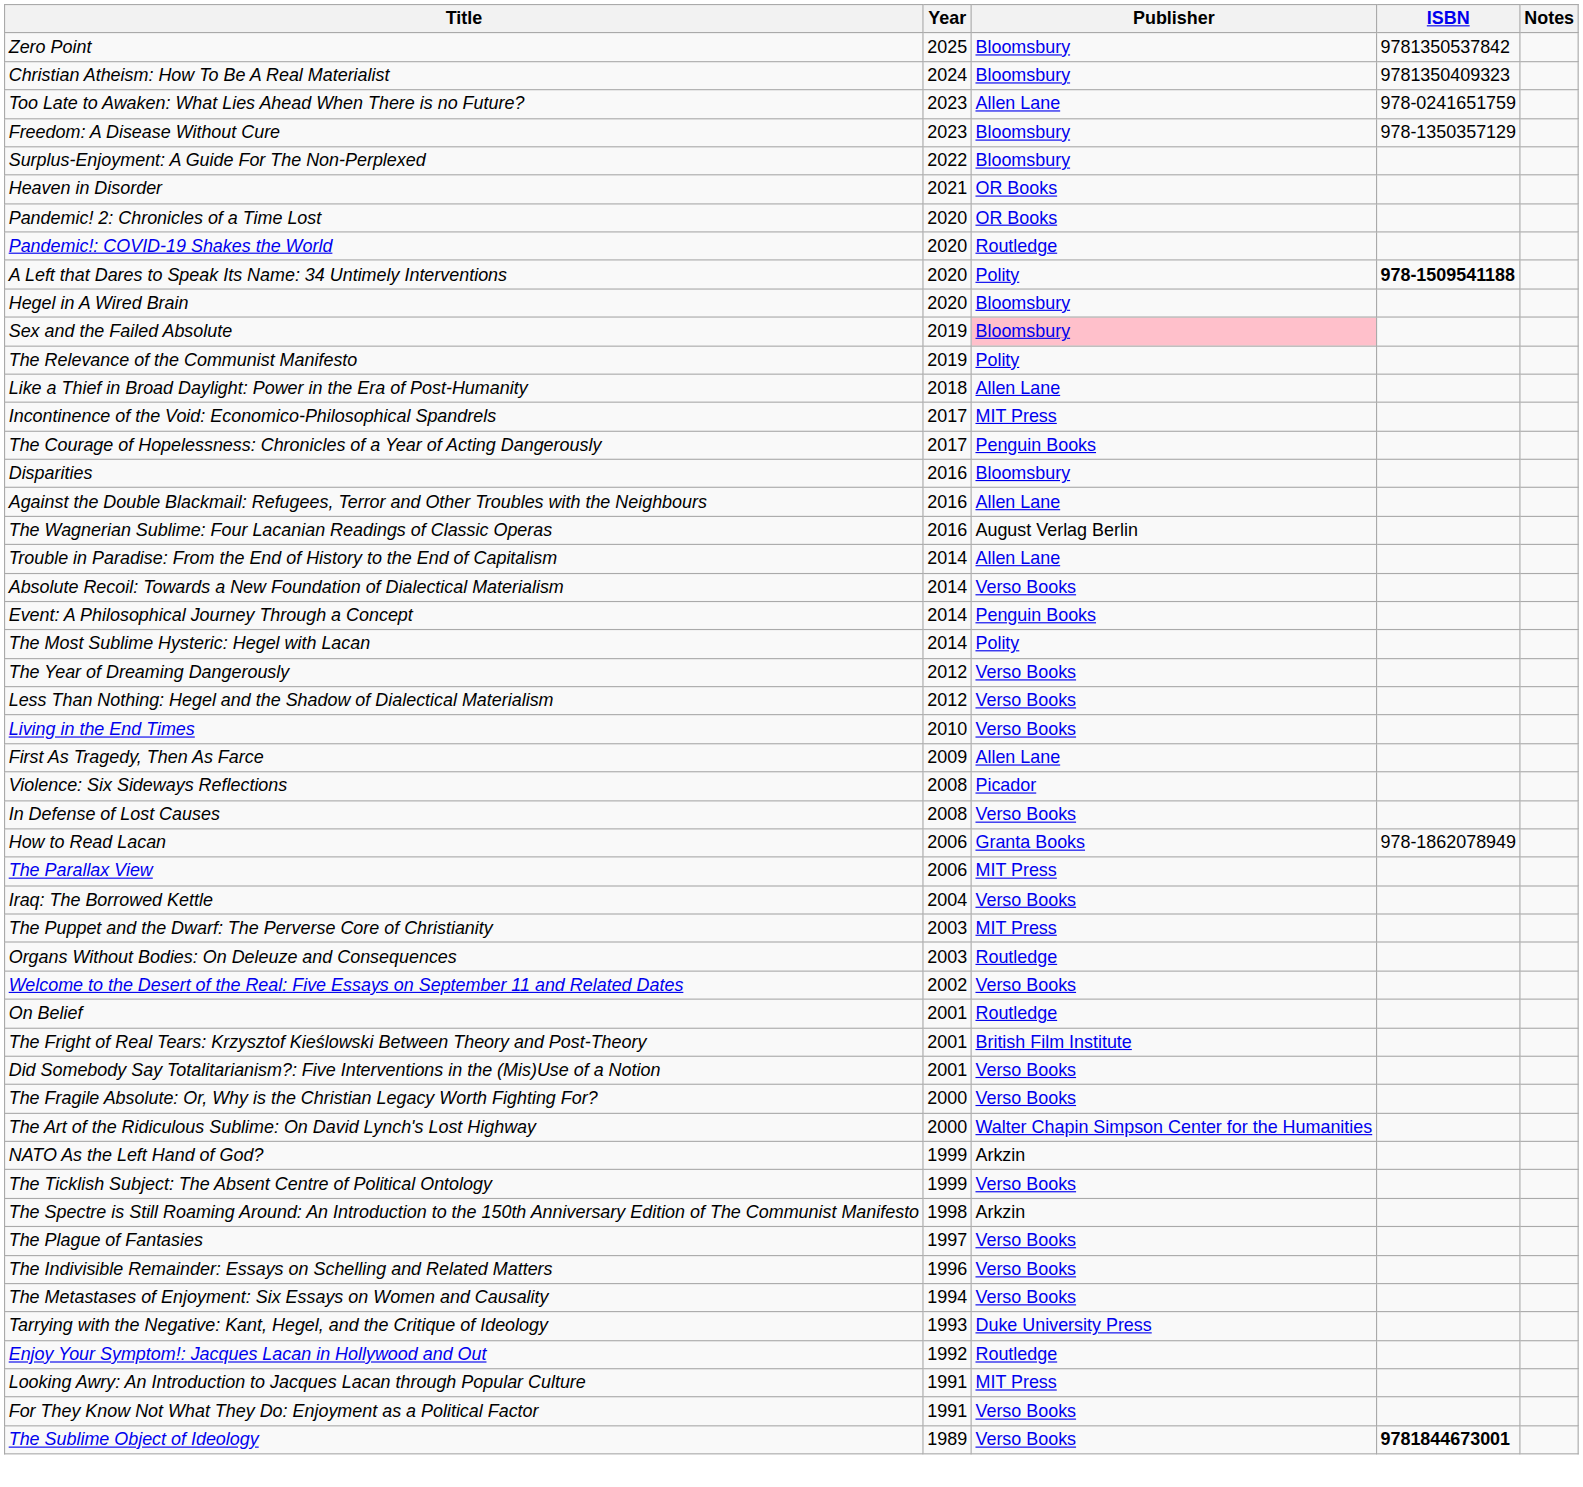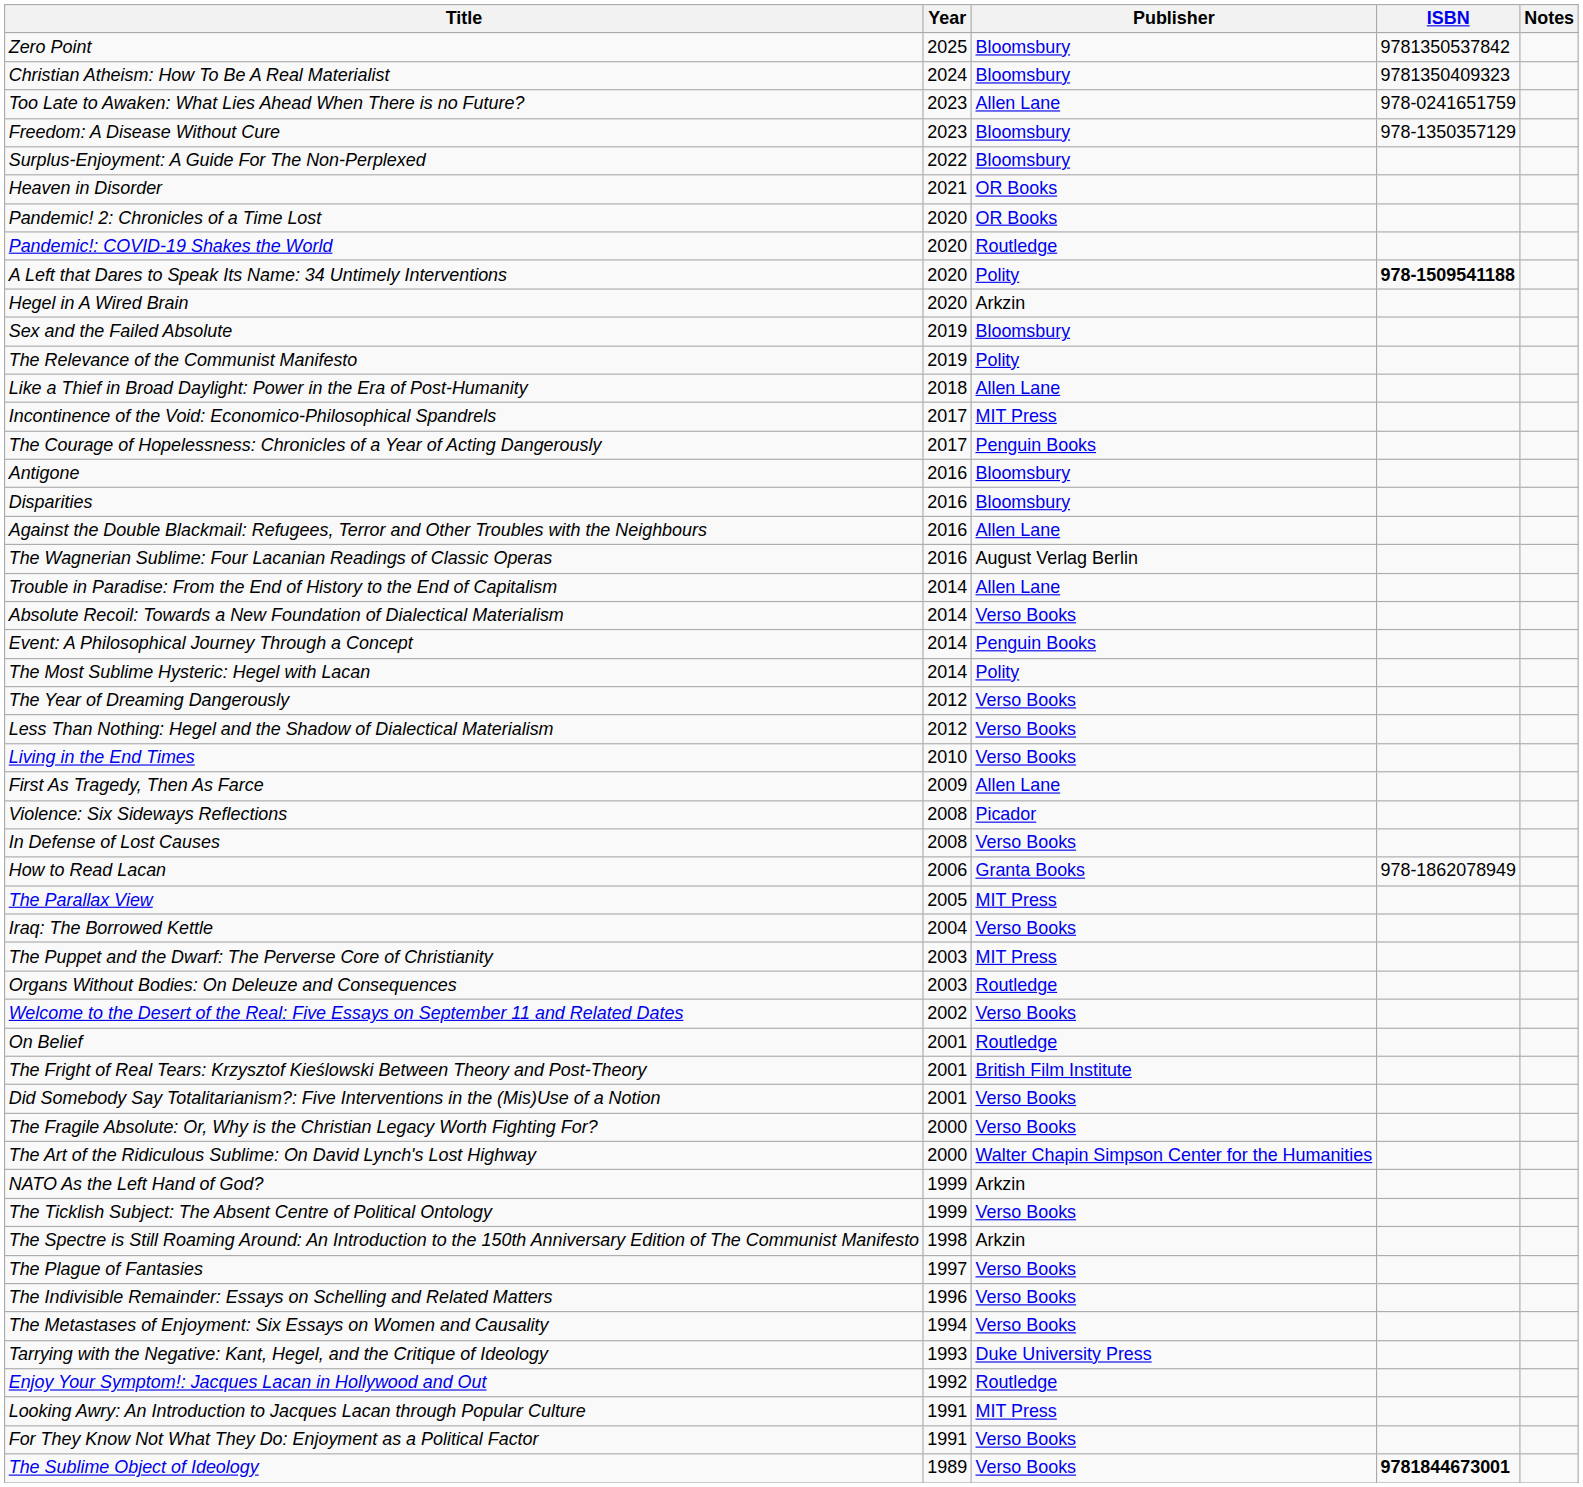(1023, 302) Bloomsbury -> (1000, 302) Arkzin
(1023, 331) pink background -> (1023, 331) no background
+ row: (44, 473)
(947, 871) 2006 -> (947, 899) 2005
